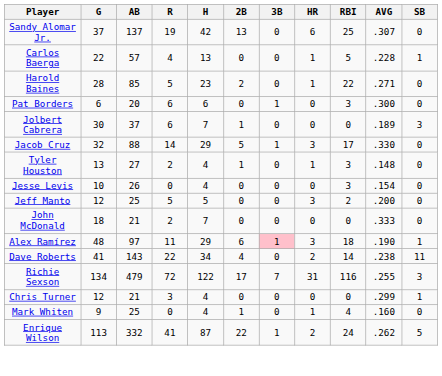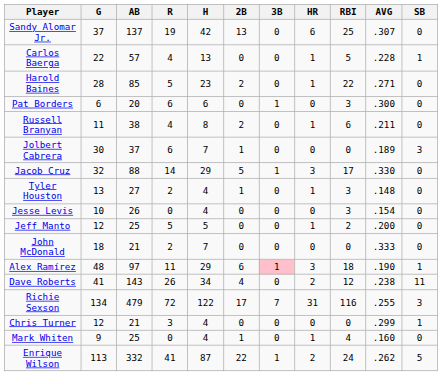+ row: (43, 124)
(313, 201) 3 -> (313, 226) 1
(170, 256) 22 -> (170, 282) 26
(348, 256) 14 -> (348, 282) 12
